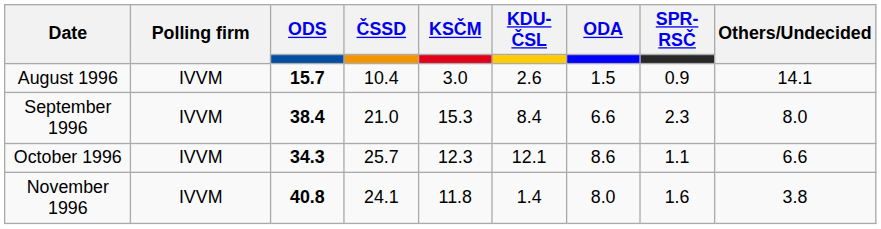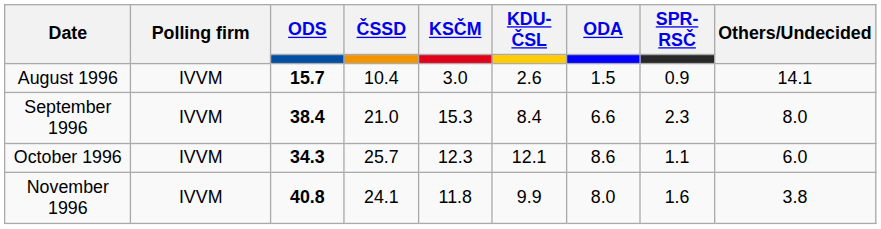(795, 157) 6.6 -> (795, 157) 6.0
(529, 197) 1.4 -> (529, 197) 9.9
